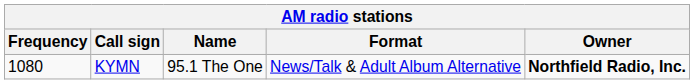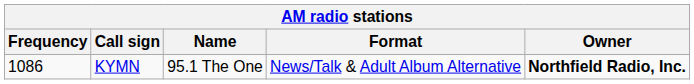(26, 66) 1080 -> (26, 66) 1086
